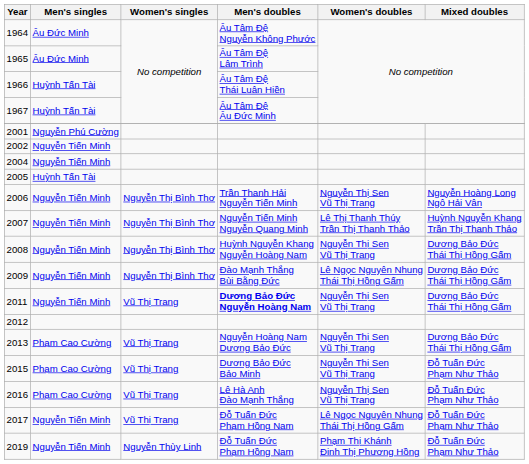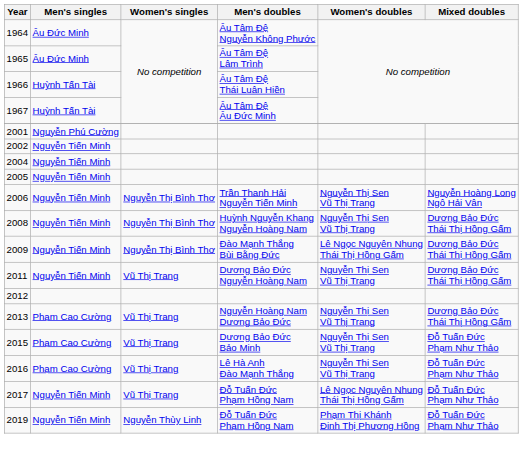(64, 177) Huỳnh Tấn Tài -> (71, 177) Nguyễn Tiến Minh
- row: (17, 224)
(265, 302) bold -> (263, 276) normal
